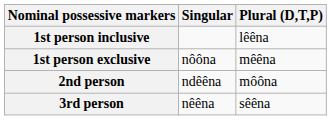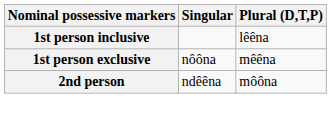- row: (92, 103)
